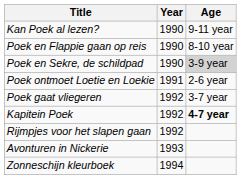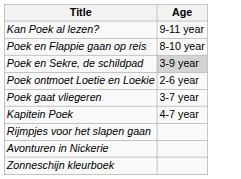- column: (171, 13)
(209, 115) bold -> (179, 115) normal
